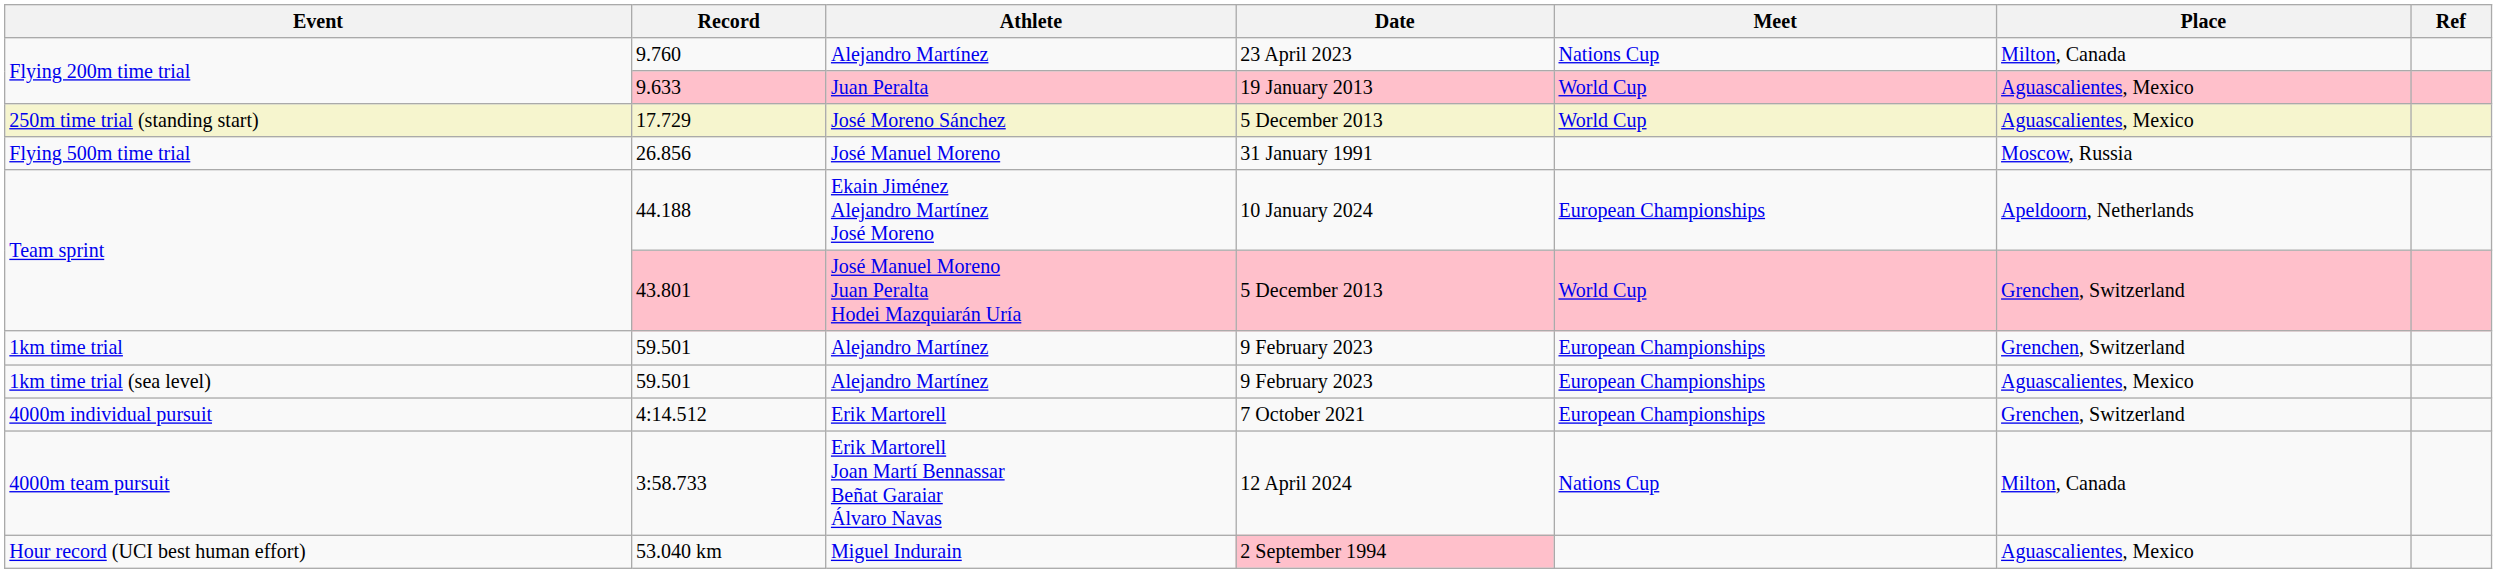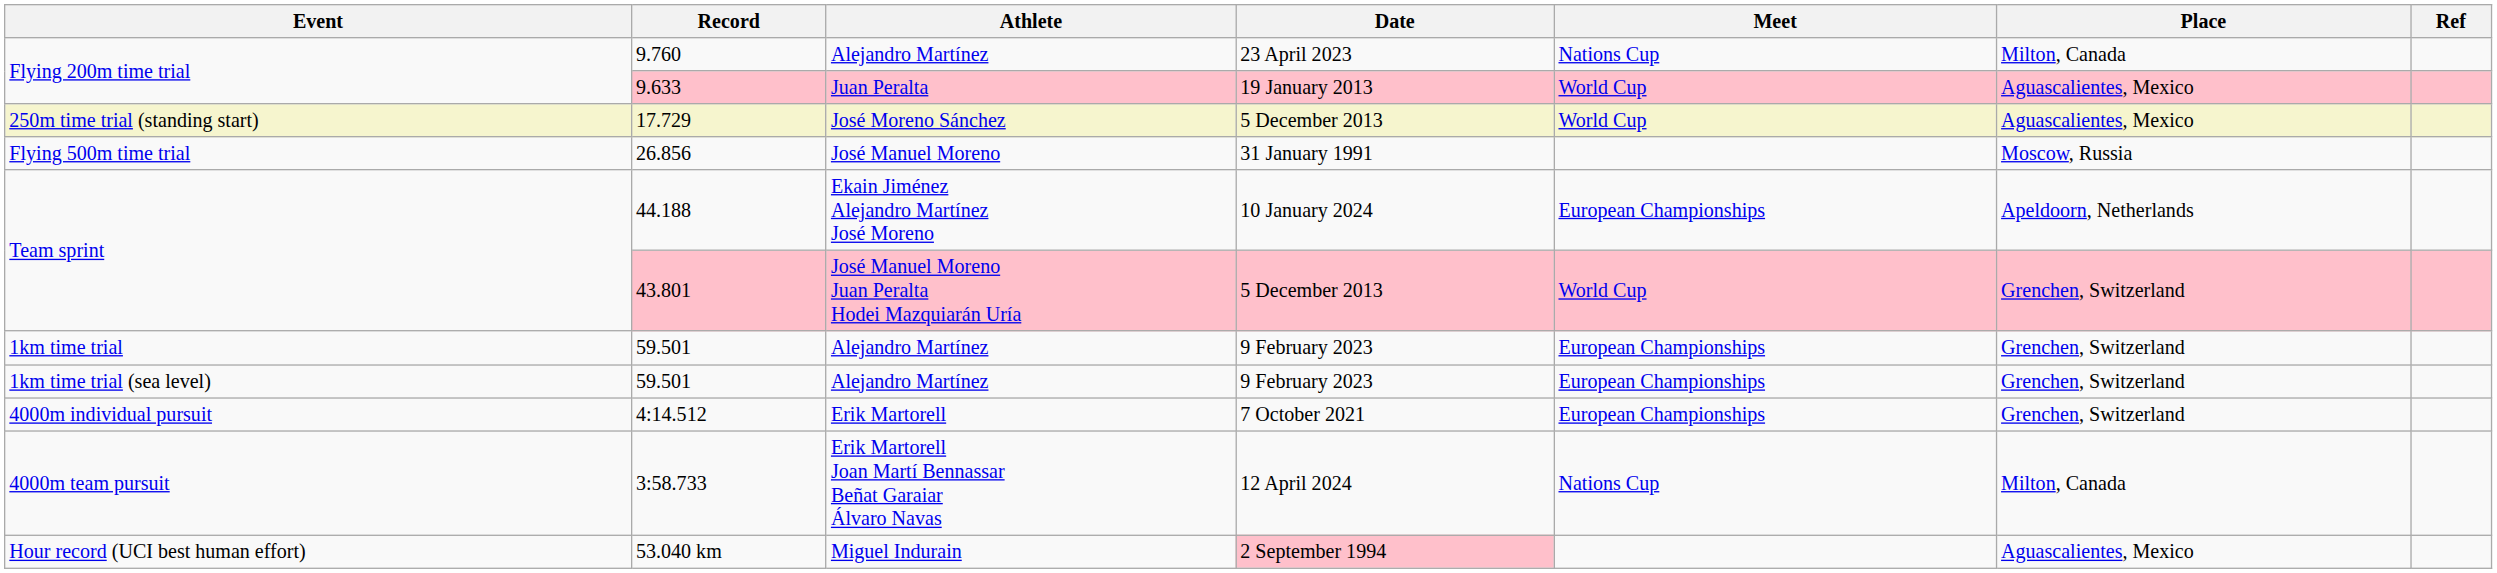(2097, 380) Aguascalientes, Mexico -> (2093, 380) Grenchen, Switzerland
